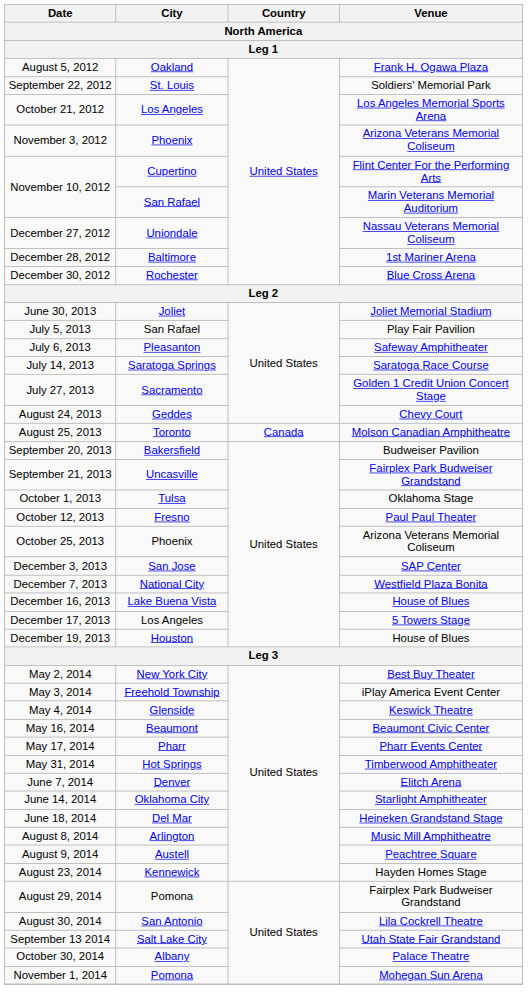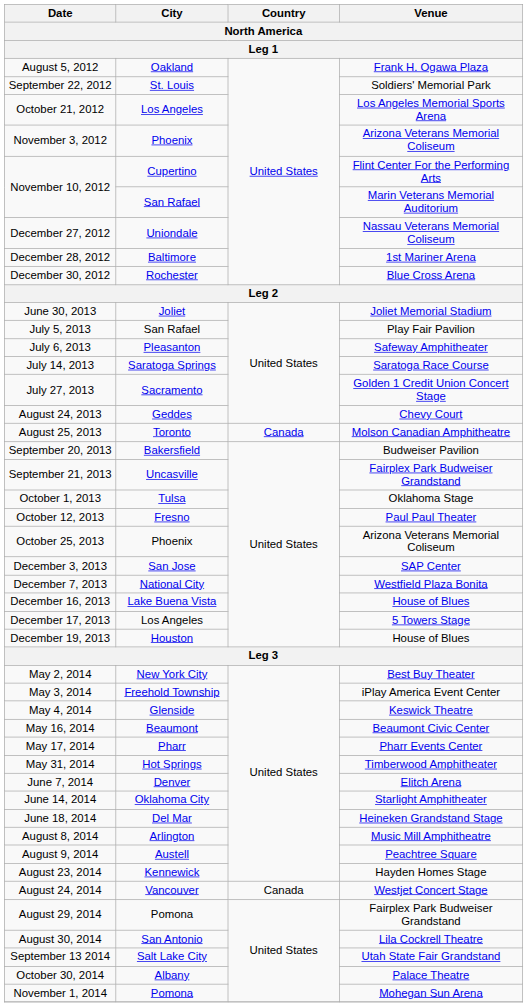+ row: (60, 890)
